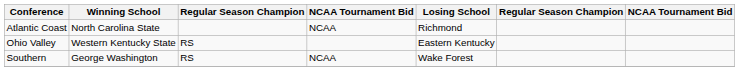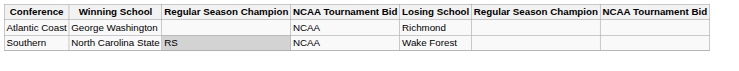(115, 27) North Carolina State -> (114, 27) George Washington
- row: (31, 43)
(114, 58) George Washington -> (115, 43) North Carolina State
(187, 58) no background -> (171, 43) lightgrey background
